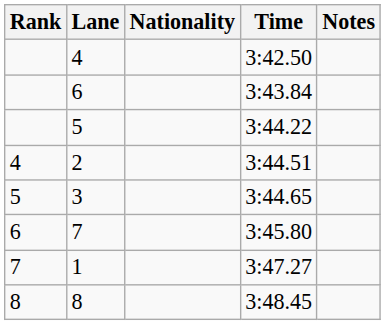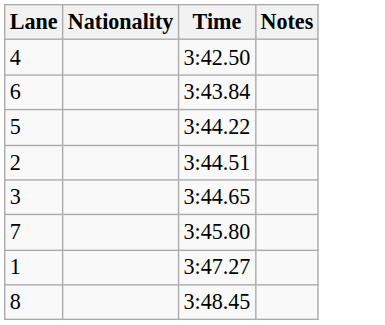- column: (36, 22)
